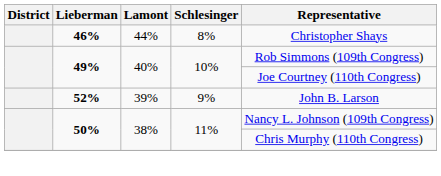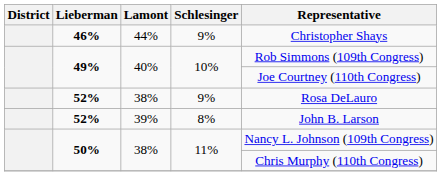(206, 35) 8% -> (206, 35) 9%
+ row: (87, 98)
(206, 98) 9% -> (206, 118) 8%
